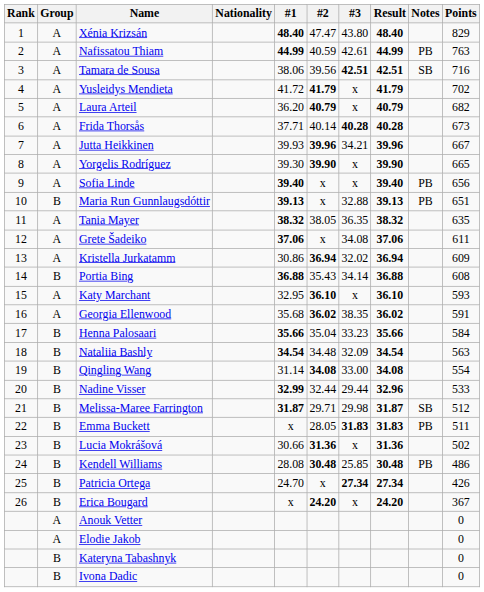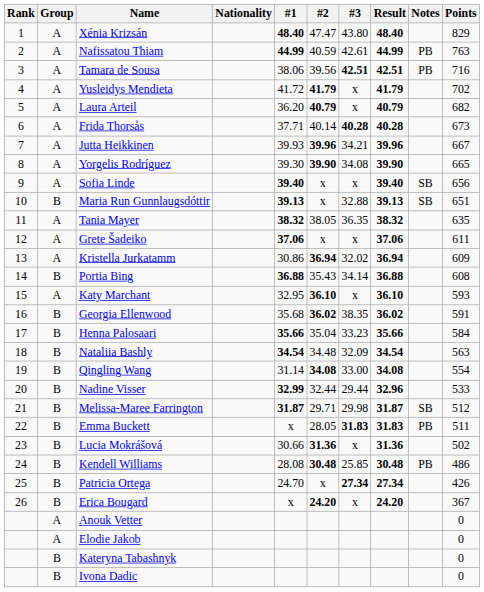(426, 70) SB -> (426, 70) PB
(355, 164) x -> (355, 164) 34.08
(426, 182) PB -> (426, 182) SB
(426, 201) PB -> (426, 201) SB
(355, 239) 34.08 -> (355, 239) x
(57, 314) A -> (57, 314) B
